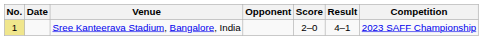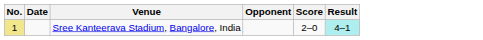- column: (419, 12)
(342, 27) no background -> (342, 27) paleturquoise background
